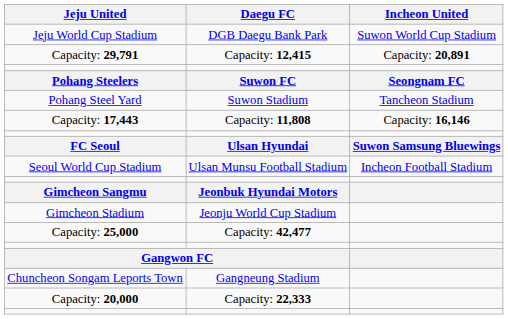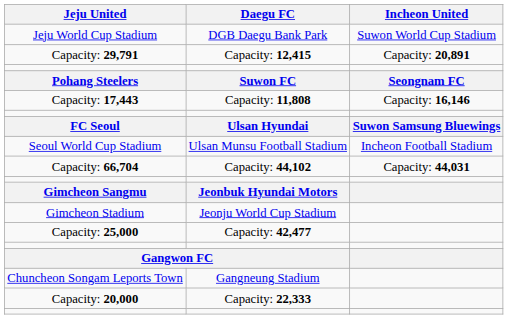- row: (95, 100)
+ row: (95, 166)
